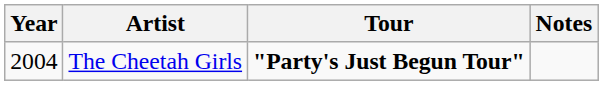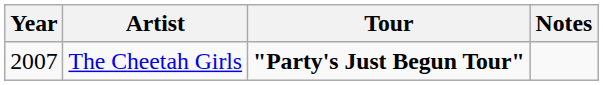(34, 60) 2004 -> (34, 60) 2007
